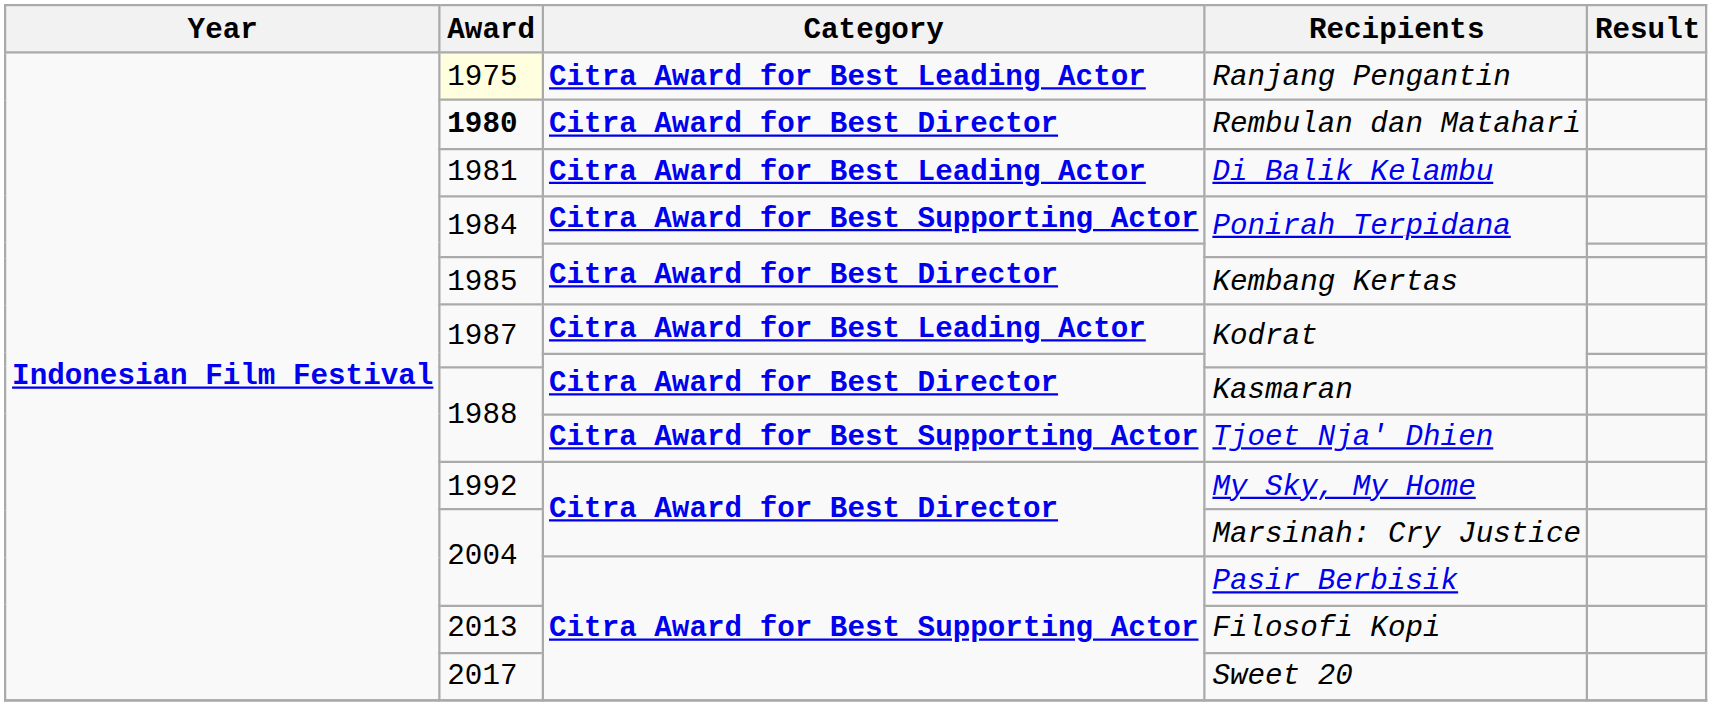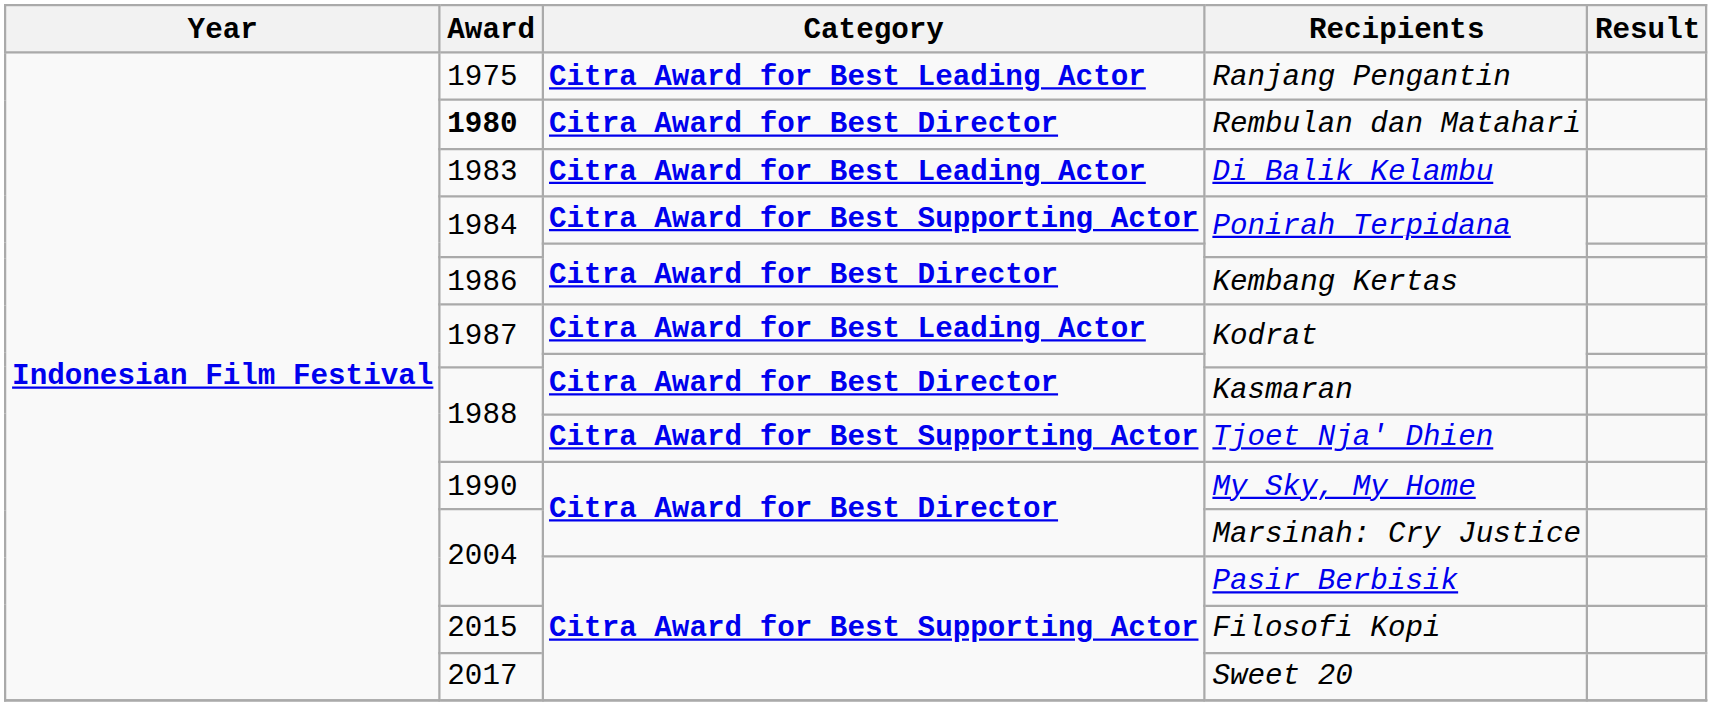(482, 77) lightyellow background -> (482, 77) no background
(482, 172) 1981 -> (482, 172) 1983
(482, 281) 1985 -> (482, 281) 1986
(482, 486) 1992 -> (482, 486) 1990
(482, 629) 2013 -> (482, 629) 2015
